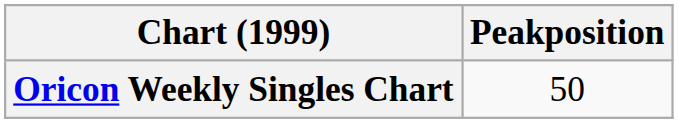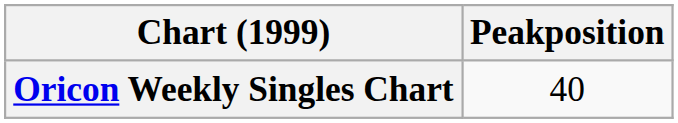(567, 88) 50 -> (567, 88) 40
